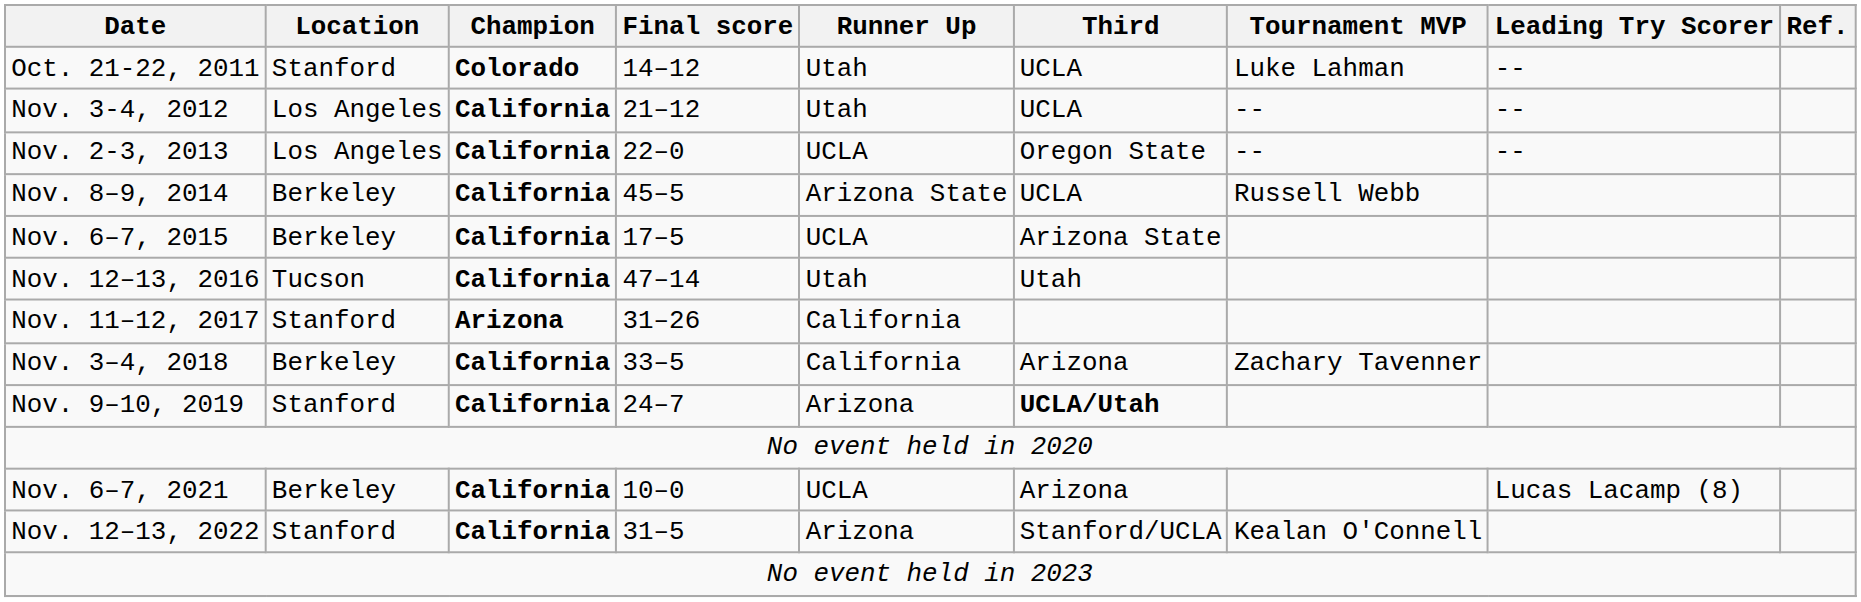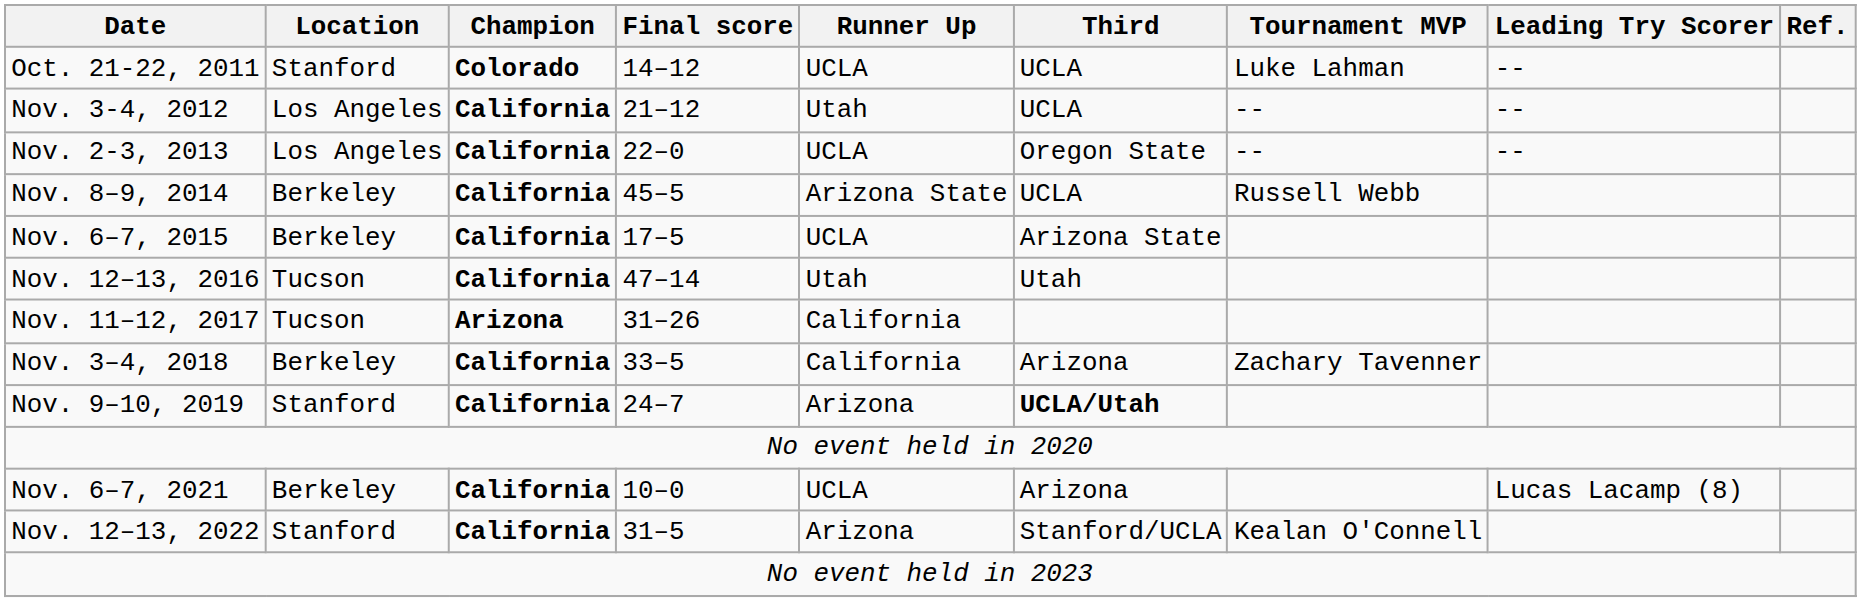(837, 68) Utah -> (837, 68) UCLA
(334, 321) Stanford -> (318, 321) Tucson
